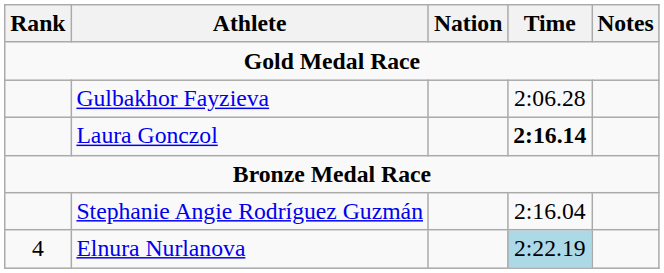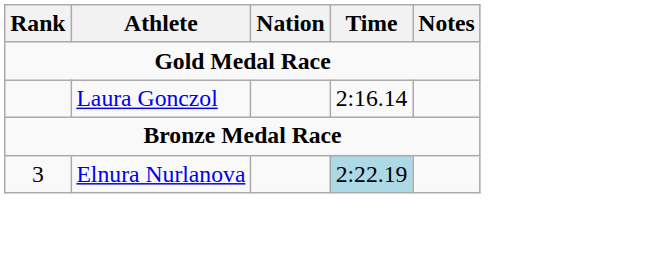- row: (173, 98)
(550, 135) bold -> (372, 98) normal
- row: (250, 211)
(38, 248) 4 -> (38, 173) 3
